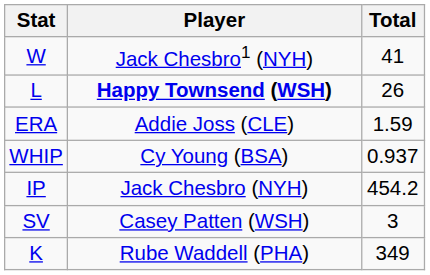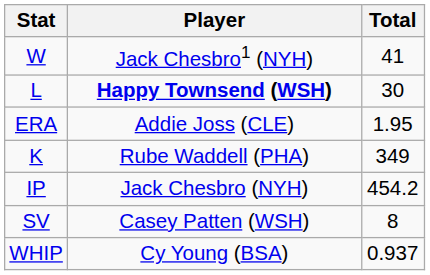(393, 91) 26 -> (393, 91) 30
(393, 123) 1.59 -> (393, 123) 1.95
rows swapped: (36, 253) <-> (36, 156)
(393, 221) 3 -> (393, 221) 8
